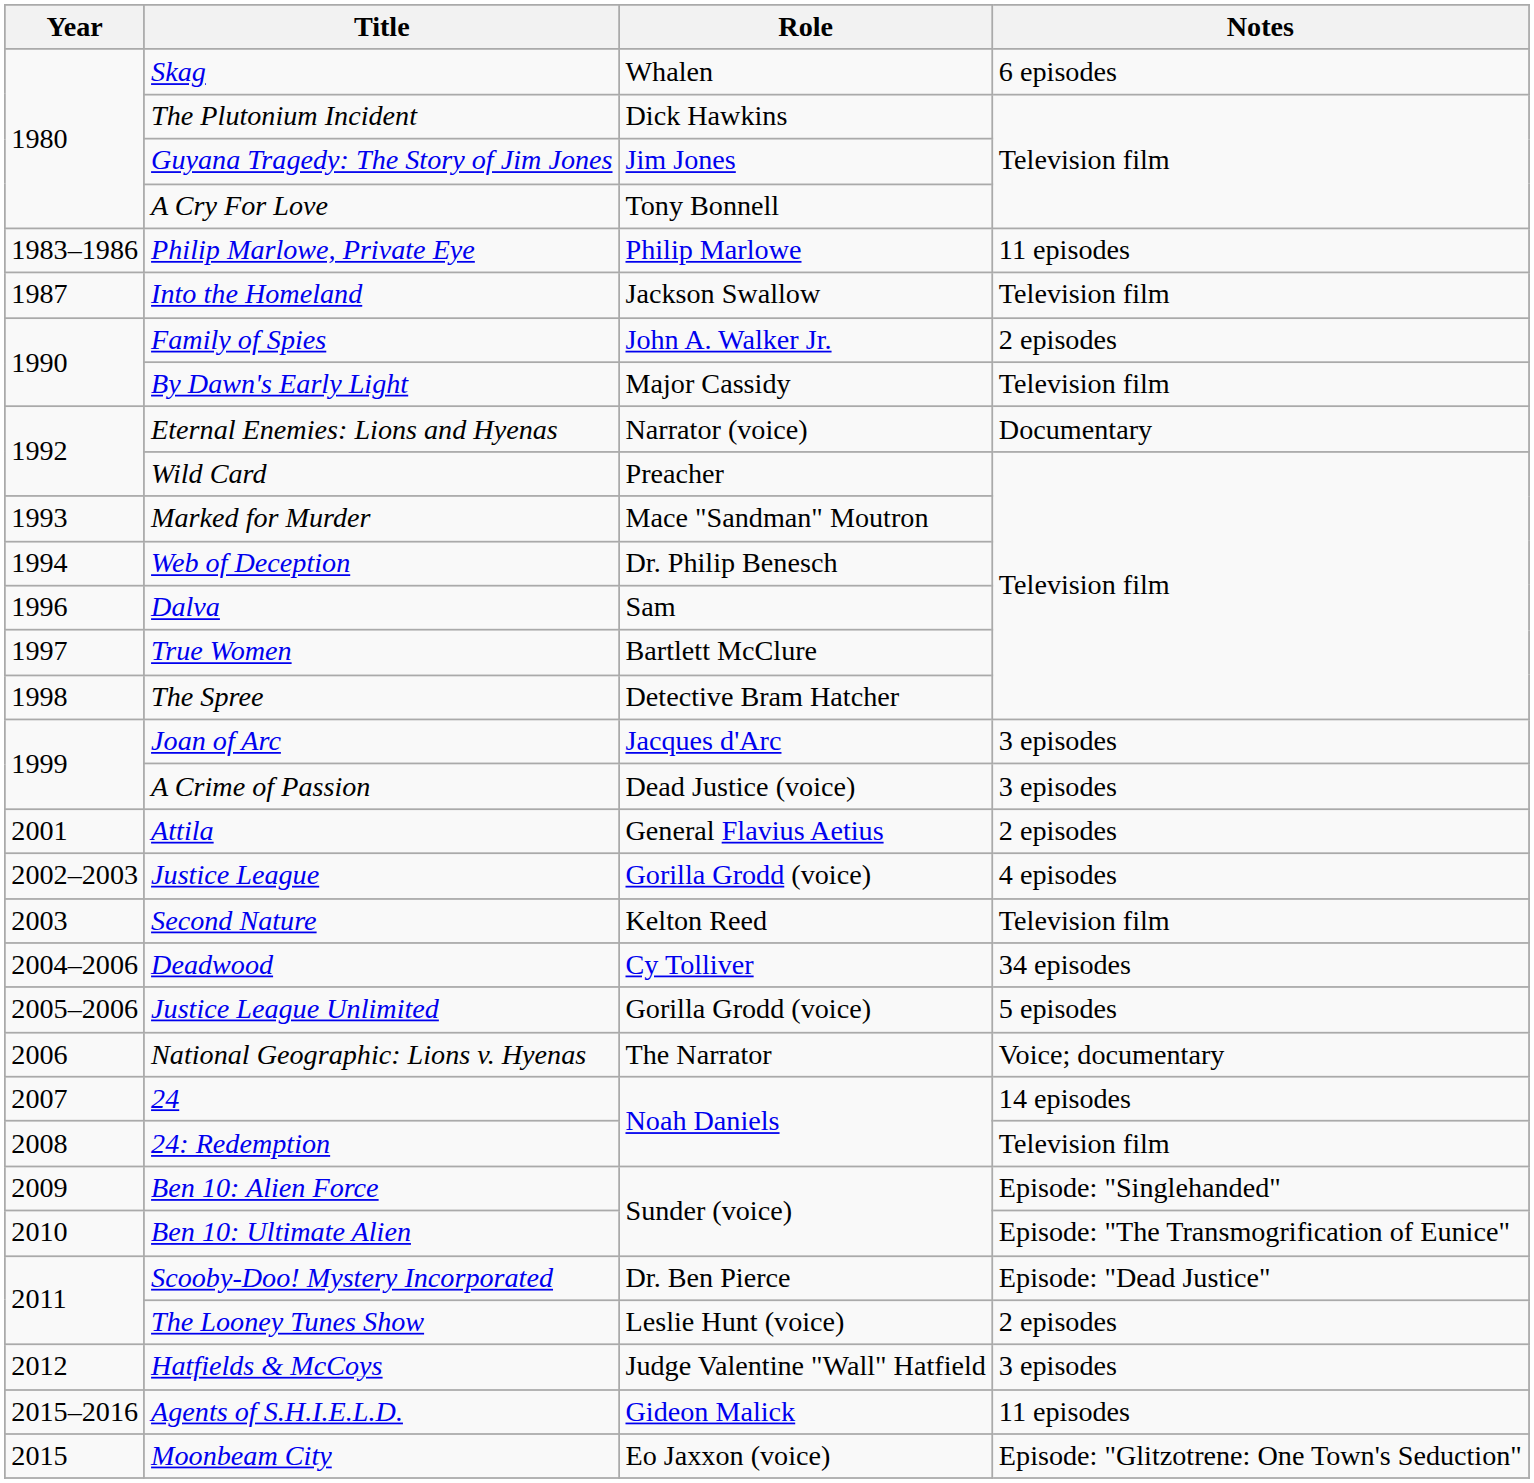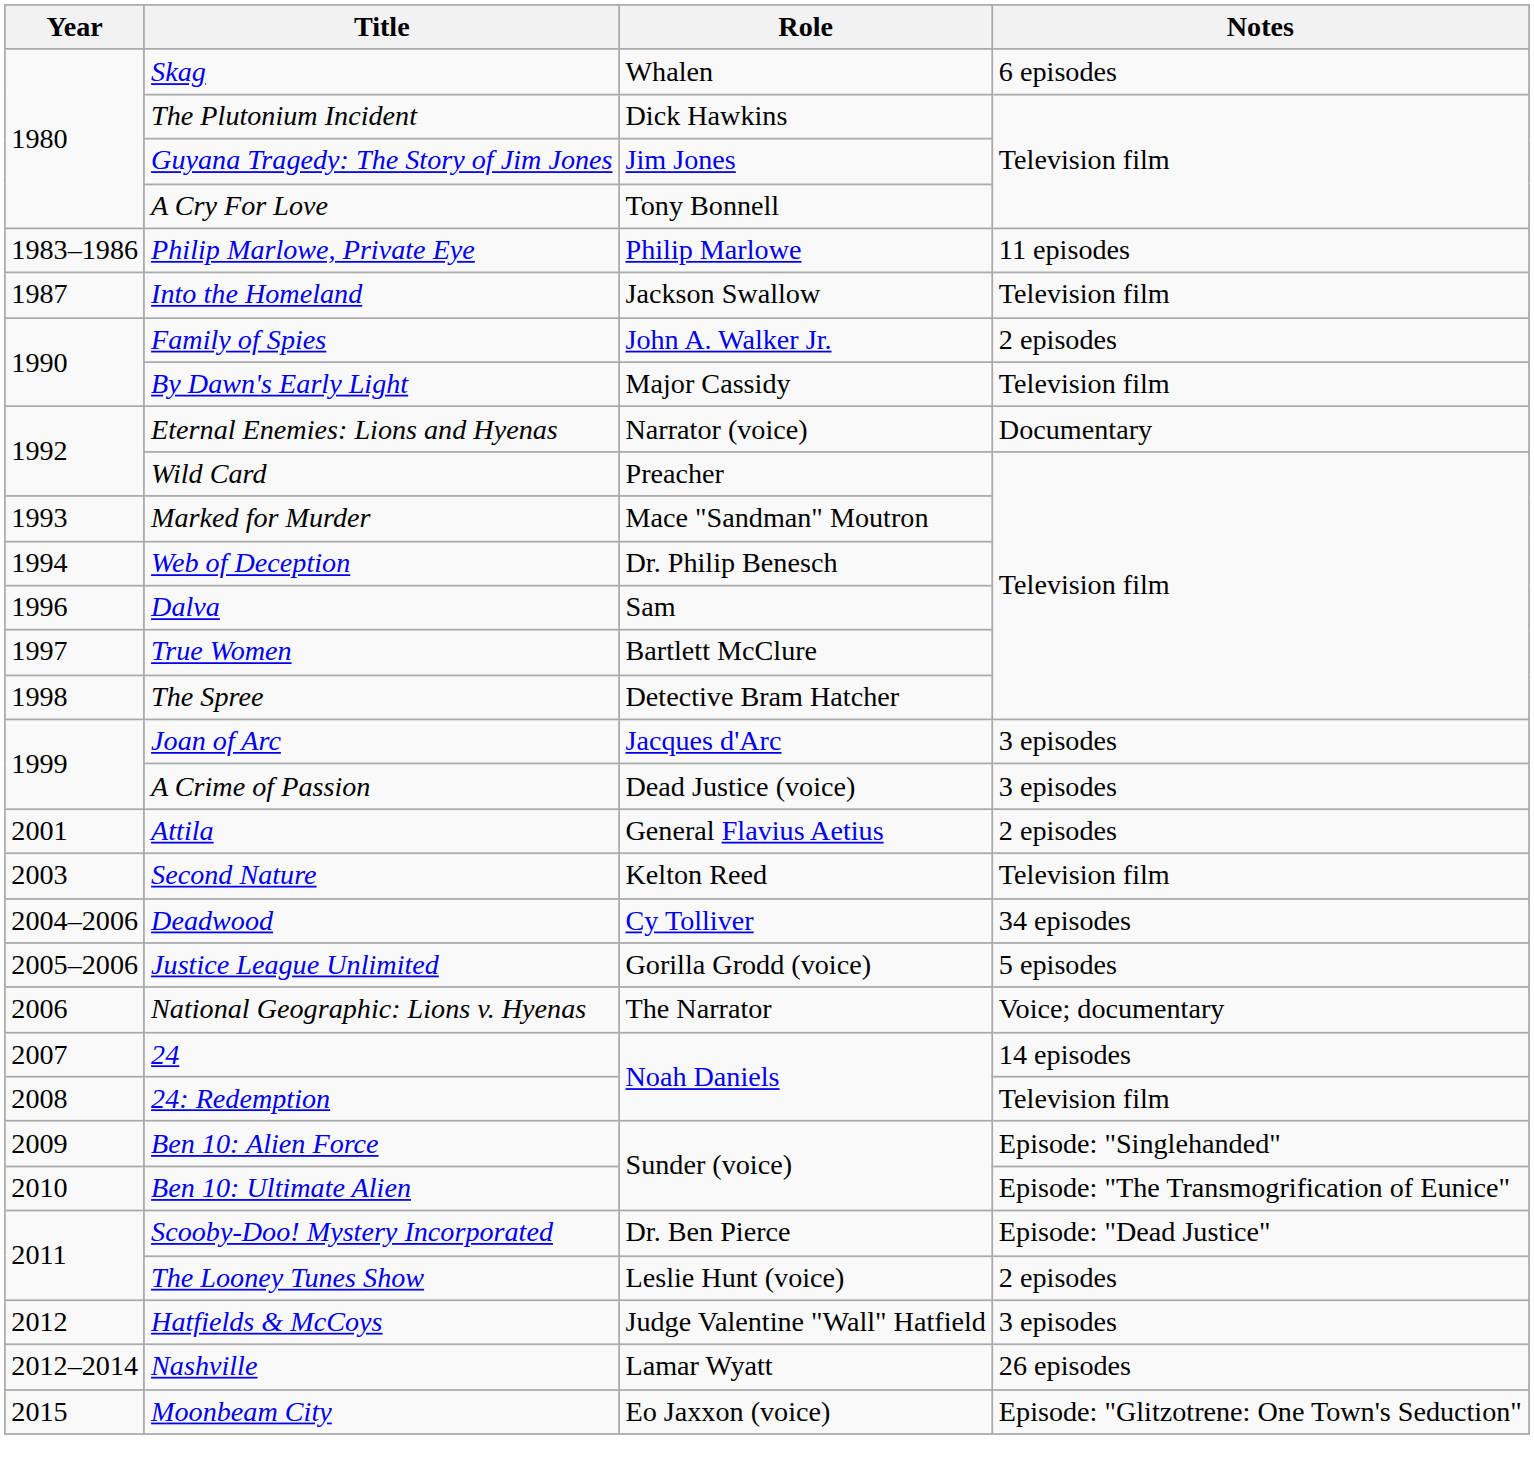- row: (235, 875)
+ row: (204, 1366)
- row: (277, 1411)
